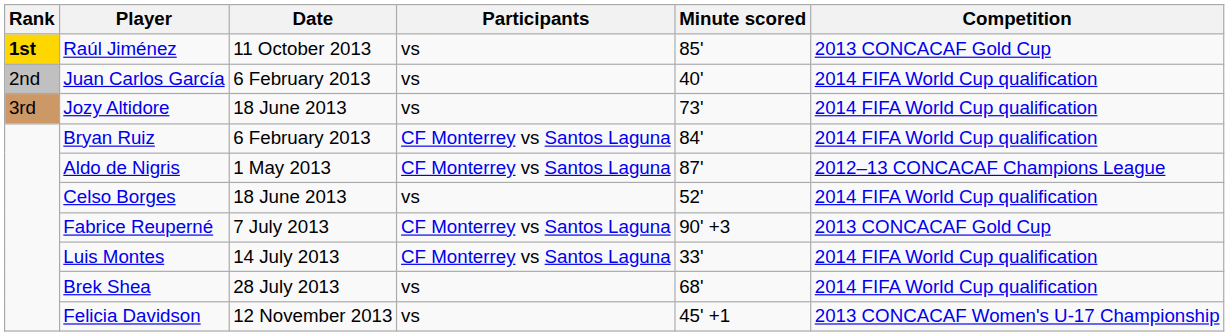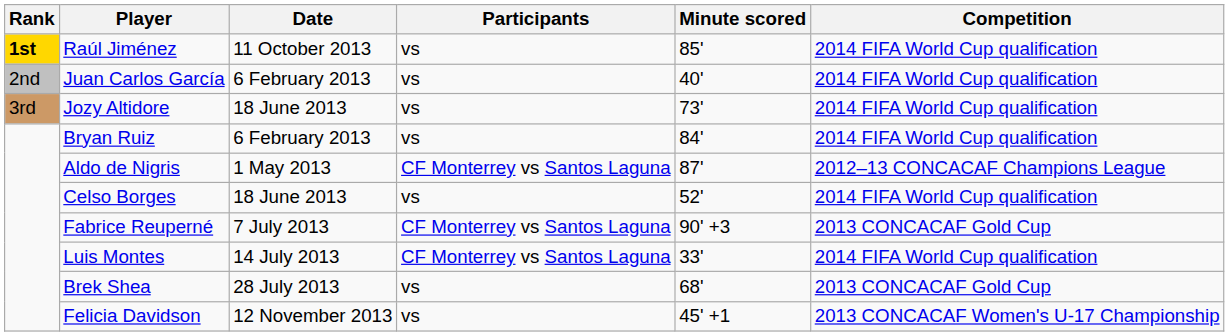(933, 49) 2013 CONCACAF Gold Cup -> (956, 49) 2014 FIFA World Cup qualification
(536, 138) CF Monterrey vs Santos Laguna -> (410, 138) vs
(956, 286) 2014 FIFA World Cup qualification -> (933, 286) 2013 CONCACAF Gold Cup
